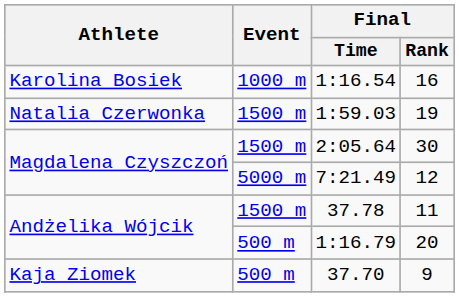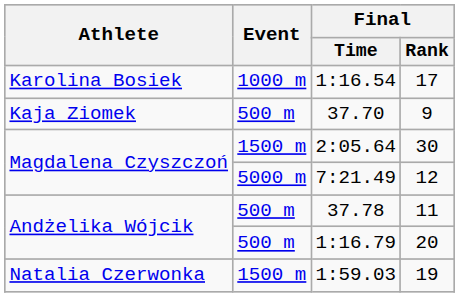(427, 81) 16 -> (427, 81) 17
rows swapped: (356, 114) <-> (356, 275)
(272, 210) 1500 m -> (266, 210) 500 m
